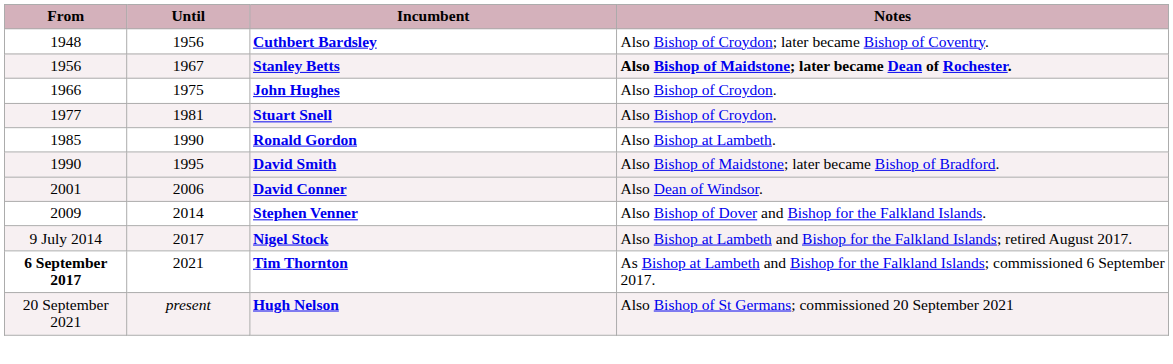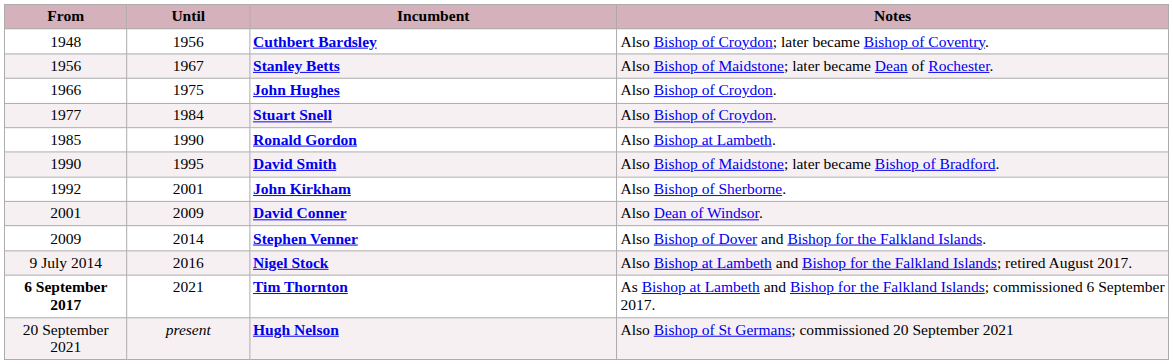(816, 66) bold -> (807, 66) normal
(188, 115) 1981 -> (188, 115) 1984
+ row: (302, 189)
(188, 189) 2006 -> (188, 213) 2009
(188, 238) 2017 -> (188, 262) 2016
